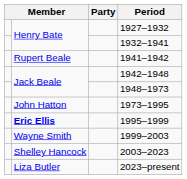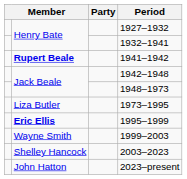(42, 58) normal -> (44, 58) bold
(40, 105) John Hatton -> (37, 105) Liza Butler
(37, 167) Liza Butler -> (40, 167) John Hatton
